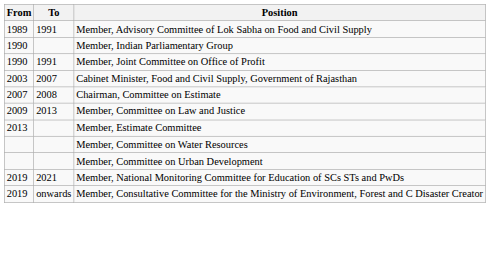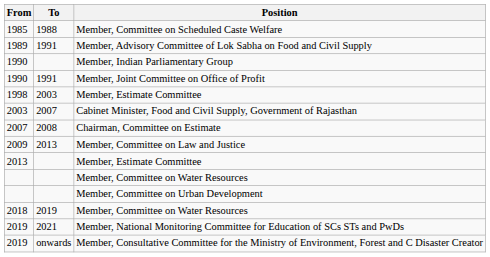+ row: (17, 29)
+ row: (17, 95)
+ row: (17, 210)
